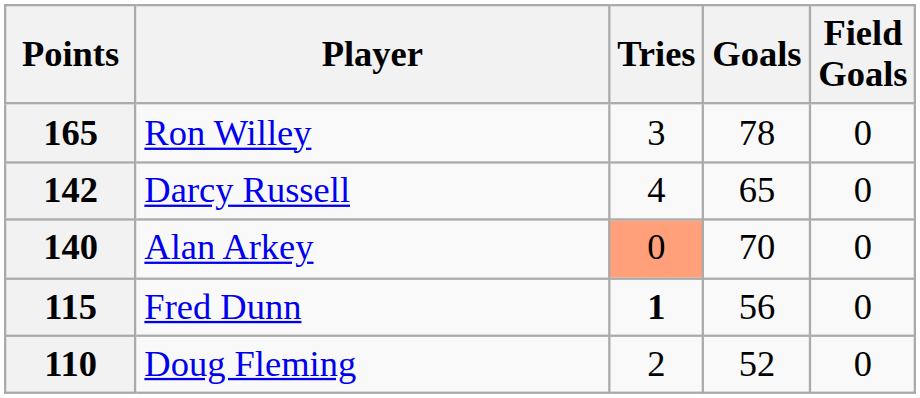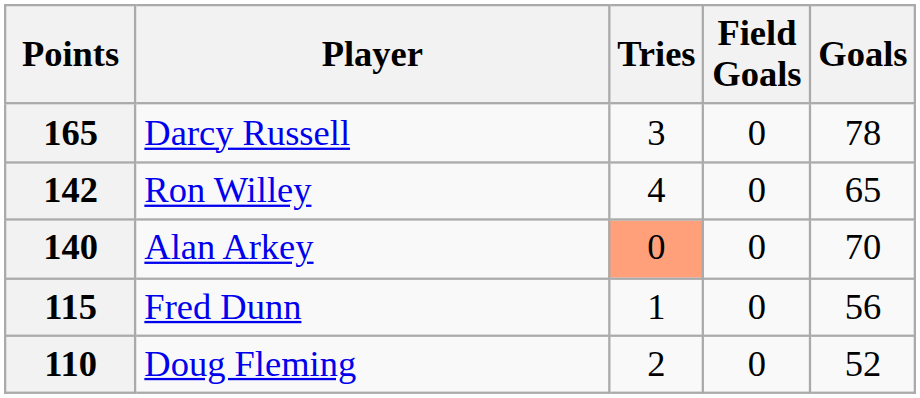columns swapped: (757, 53) <-> (863, 53)
(228, 132) Ron Willey -> (247, 132) Darcy Russell
(247, 190) Darcy Russell -> (228, 190) Ron Willey
(656, 305) bold -> (656, 305) normal
